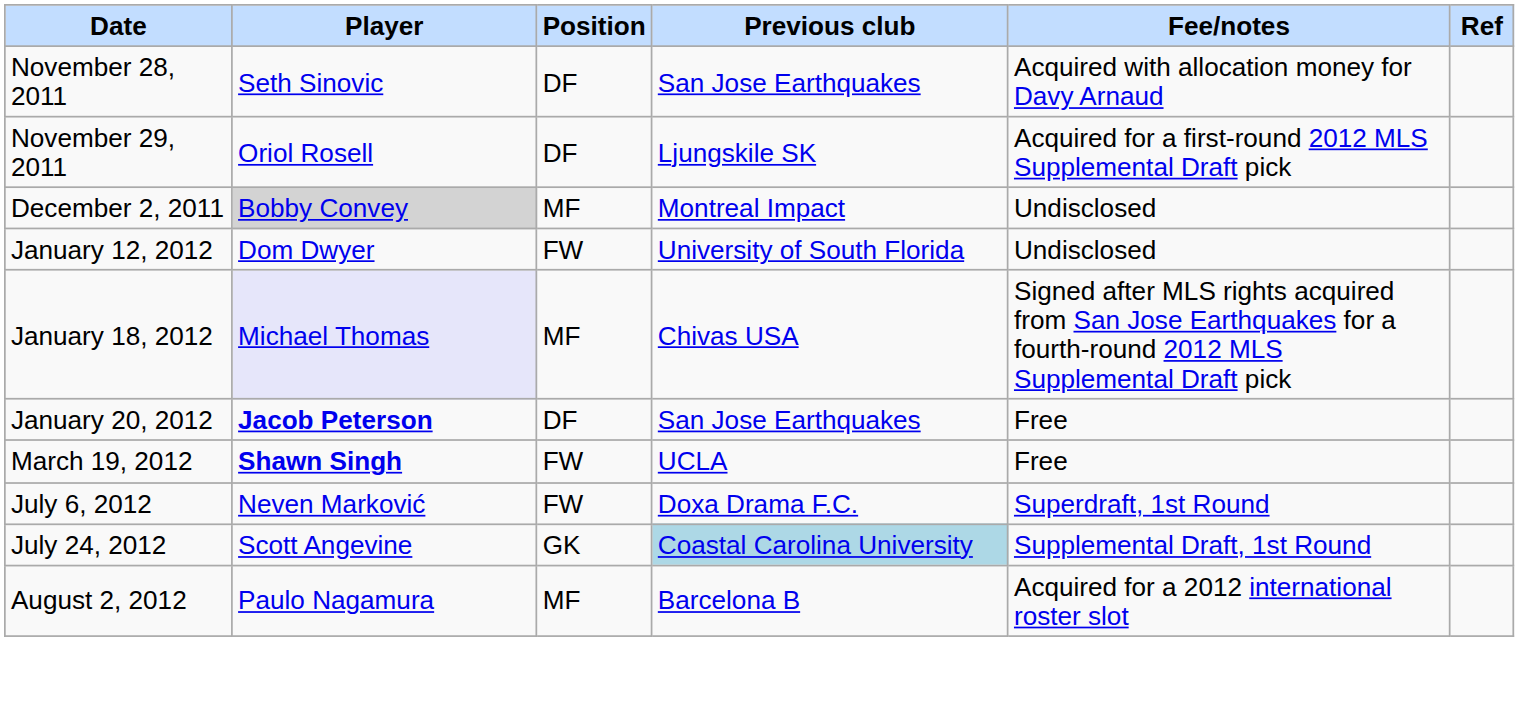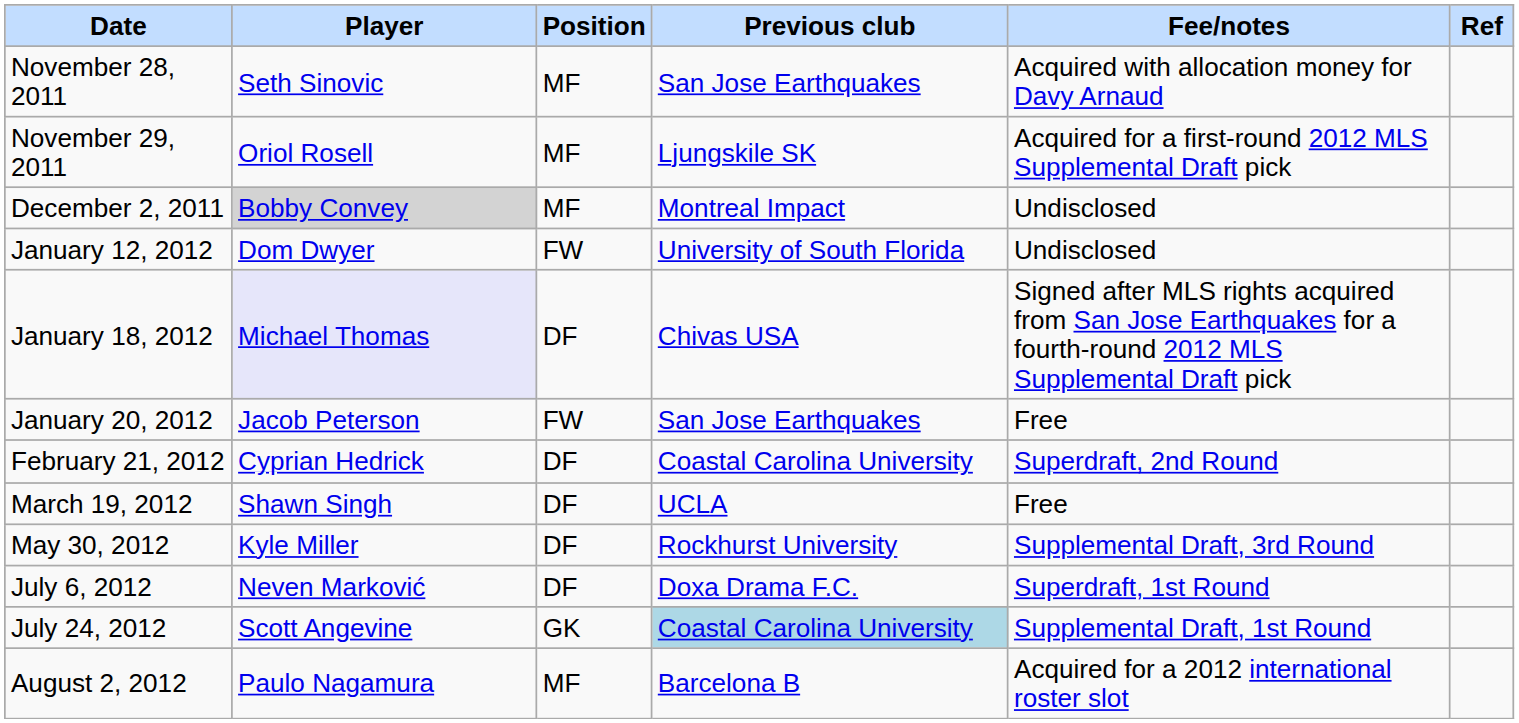(560, 82) DF -> (561, 82) MF
(560, 152) DF -> (561, 152) MF
(561, 335) MF -> (560, 335) DF
(335, 420) bold -> (329, 420) normal
(560, 420) DF -> (563, 420) FW
+ row: (118, 462)
(320, 462) bold -> (315, 503) normal
(563, 462) FW -> (560, 503) DF
+ row: (90, 544)
(563, 503) FW -> (560, 586) DF
